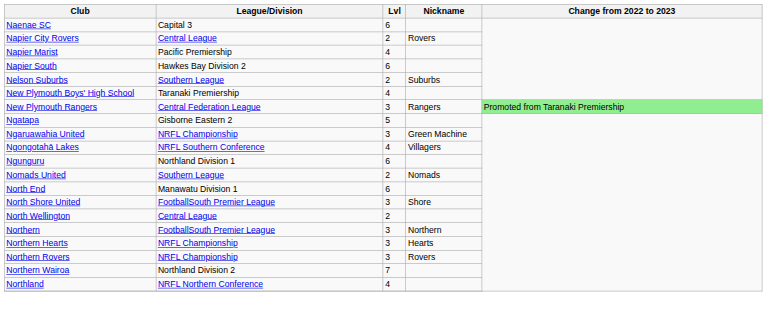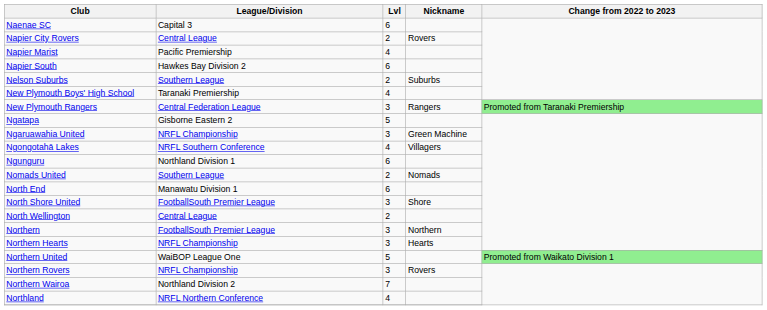+ row: (37, 257)
